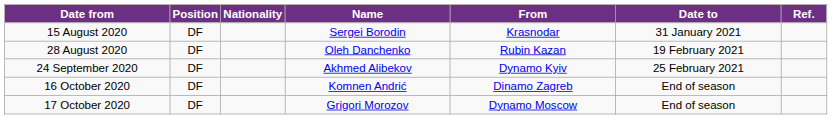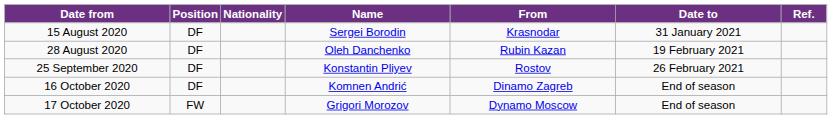- row: (87, 68)
+ row: (87, 68)
(195, 105) DF -> (195, 105) FW
